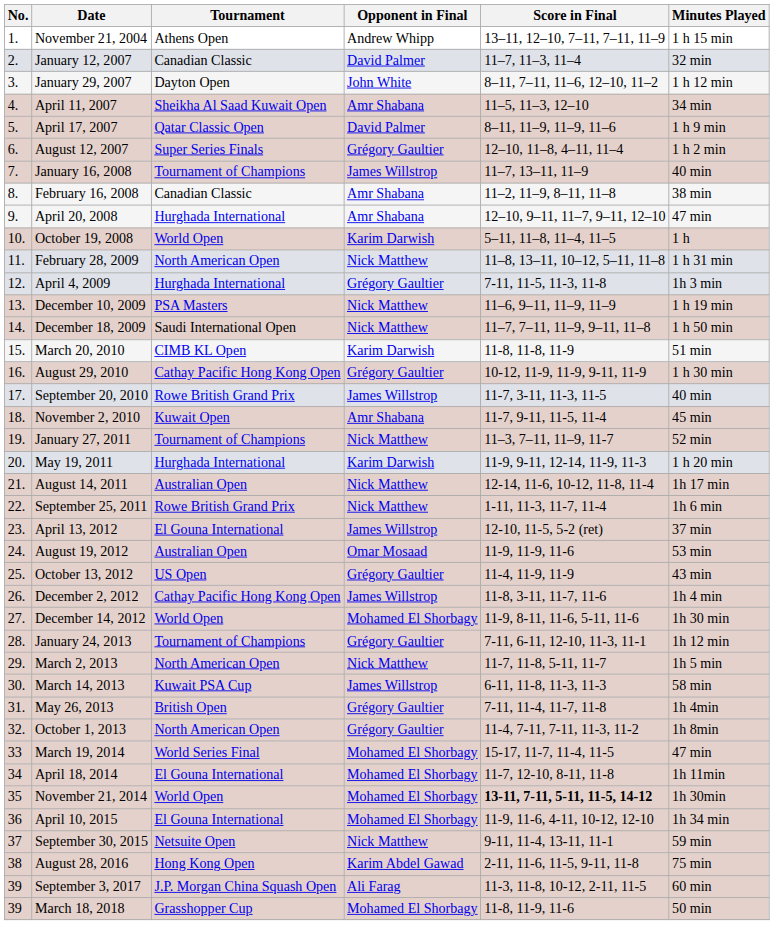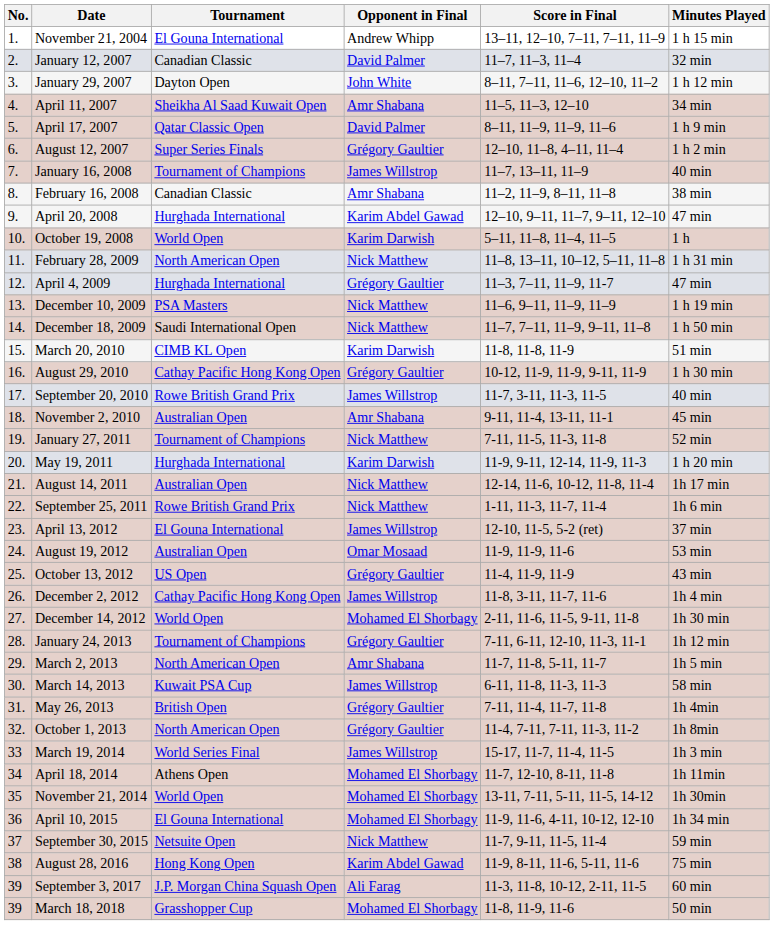(191, 37) Athens Open -> (219, 37) El Gouna International
(386, 216) Amr Shabana -> (405, 216) Karim Abdel Gawad
(545, 283) 7-11, 11-5, 11-3, 11-8 -> (549, 283) 11–3, 7–11, 11–9, 11-7
(697, 283) 1h 3 min -> (692, 283) 47 min
(192, 417) Kuwait Open -> (201, 417) Australian Open
(545, 417) 11-7, 9-11, 11-5, 11-4 -> (549, 417) 9-11, 11-4, 13-11, 11-1
(549, 439) 11–3, 7–11, 11–9, 11-7 -> (545, 439) 7-11, 11-5, 11-3, 11-8
(561, 618) 11-9, 8-11, 11-6, 5-11, 11-6 -> (561, 618) 2-11, 11-6, 11-5, 9-11, 11-8
(388, 663) Nick Matthew -> (386, 663) Amr Shabana
(412, 752) Mohamed El Shorbagy -> (392, 752) James Willstrop
(692, 752) 47 min -> (697, 752) 1h 3 min
(219, 774) El Gouna International -> (191, 774) Athens Open
(568, 797) bold -> (569, 797) normal
(549, 841) 9-11, 11-4, 13-11, 11-1 -> (545, 841) 11-7, 9-11, 11-5, 11-4
(561, 864) 2-11, 11-6, 11-5, 9-11, 11-8 -> (561, 864) 11-9, 8-11, 11-6, 5-11, 11-6
